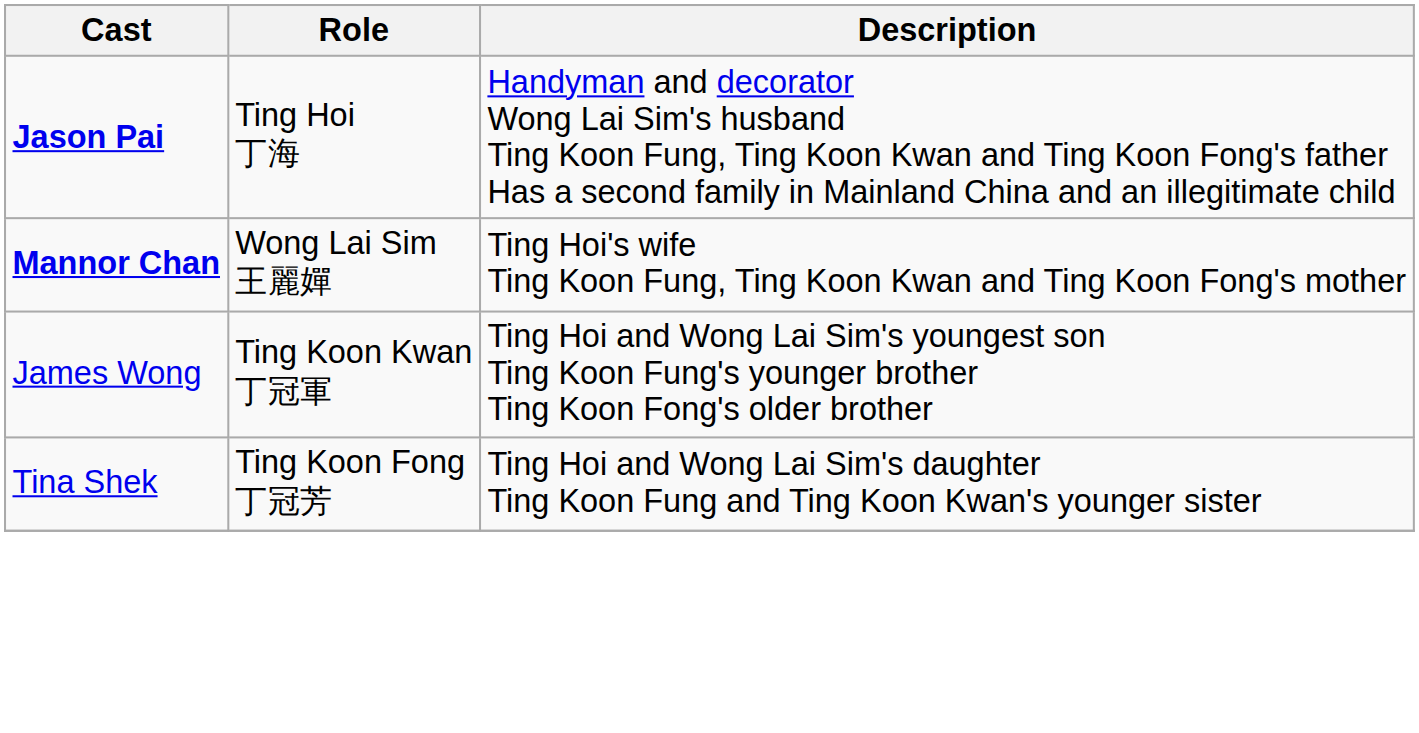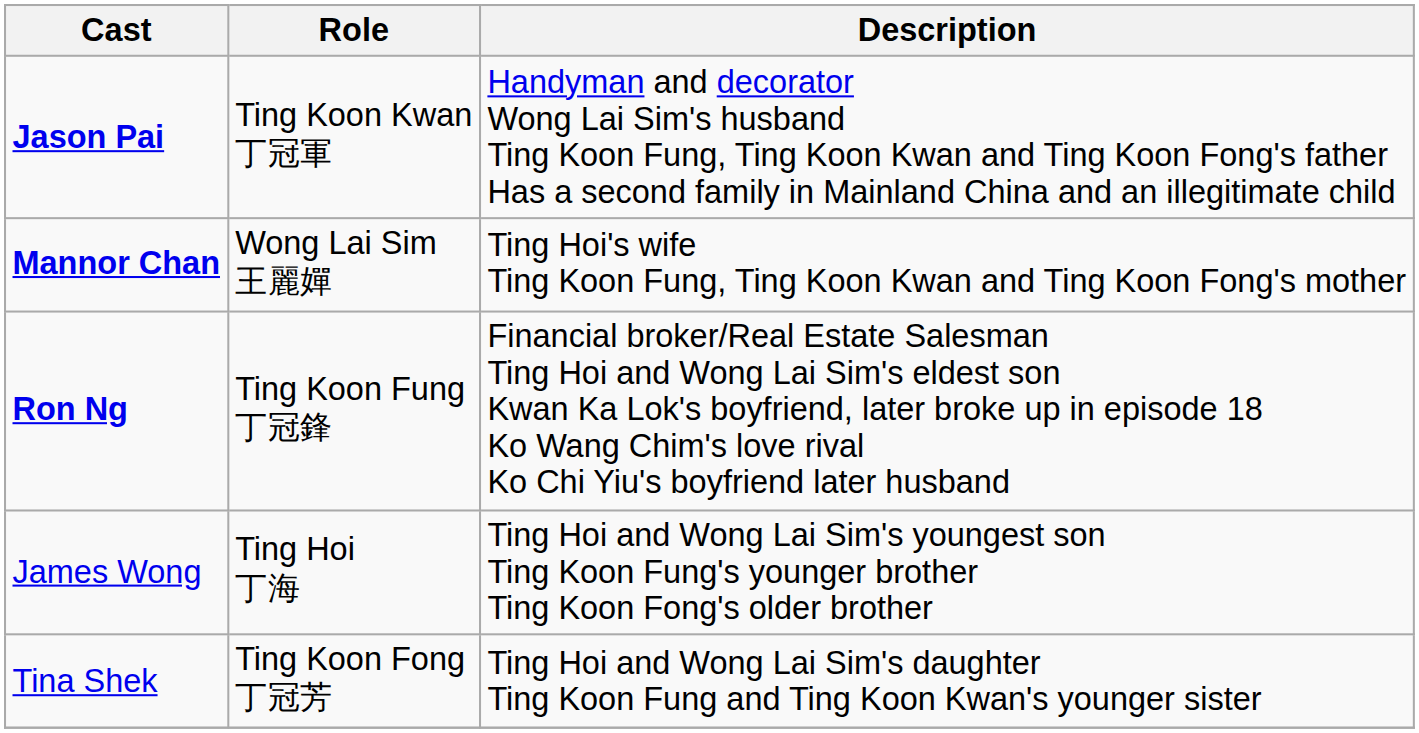(295, 134) Ting Hoi 丁海 -> (354, 134) Ting Koon Kwan 丁冠軍
+ row: (70, 410)
(354, 371) Ting Koon Kwan 丁冠軍 -> (295, 569) Ting Hoi 丁海
